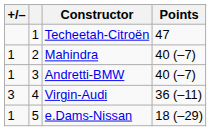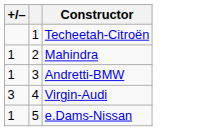- column: (179, 14)
